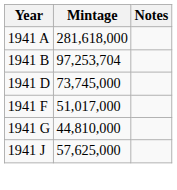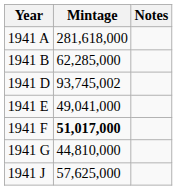(89, 60) 97,253,704 -> (89, 60) 62,285,000
(89, 83) 73,745,000 -> (89, 83) 93,745,002
+ row: (28, 106)
(89, 106) normal -> (89, 128) bold
